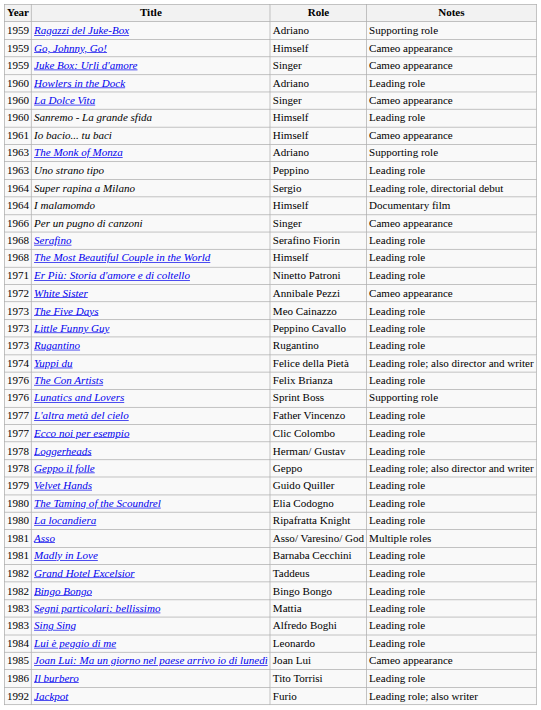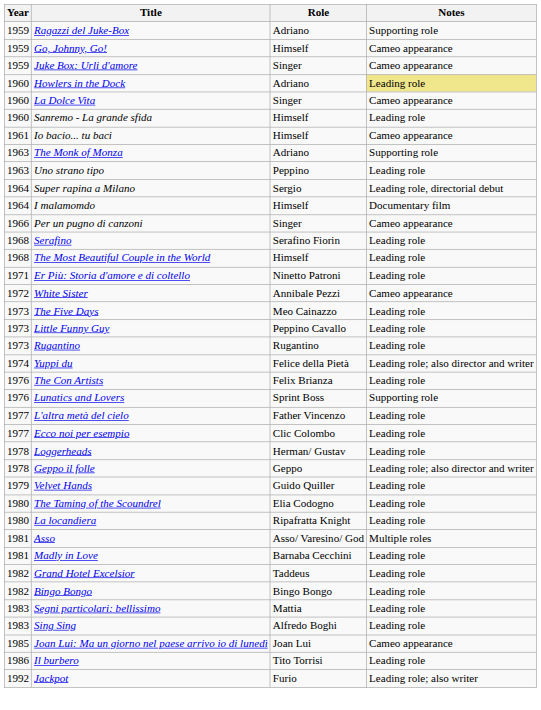(397, 83) no background -> (397, 83) khaki background
- row: (75, 643)
